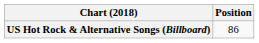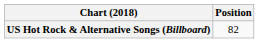(233, 29) 86 -> (233, 29) 82
